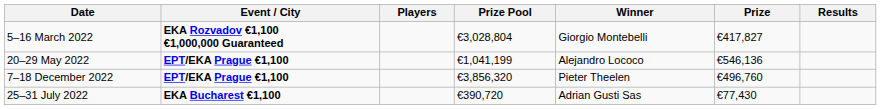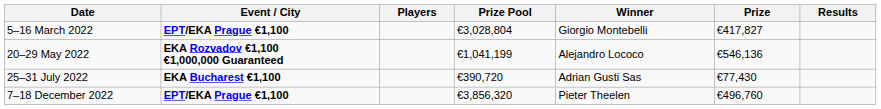(224, 36) EKA Rozvadov €1,100 €1,000,000 Guaranteed -> (226, 30) EPT/EKA Prague €1,100
(226, 60) EPT/EKA Prague €1,100 -> (224, 54) EKA Rozvadov €1,100 €1,000,000 Guaranteed
rows swapped: (47, 95) <-> (60, 78)
